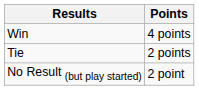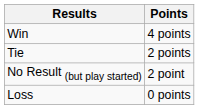+ row: (20, 94)
